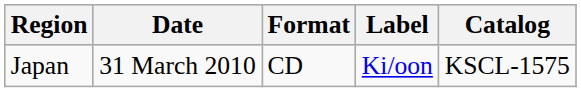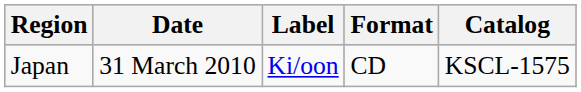columns swapped: (397, 24) <-> (309, 24)
